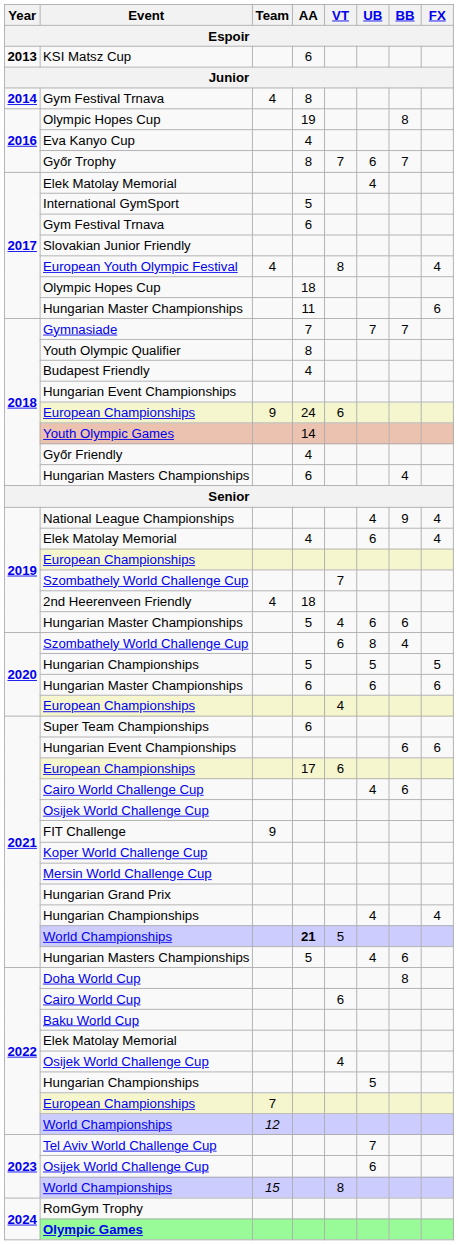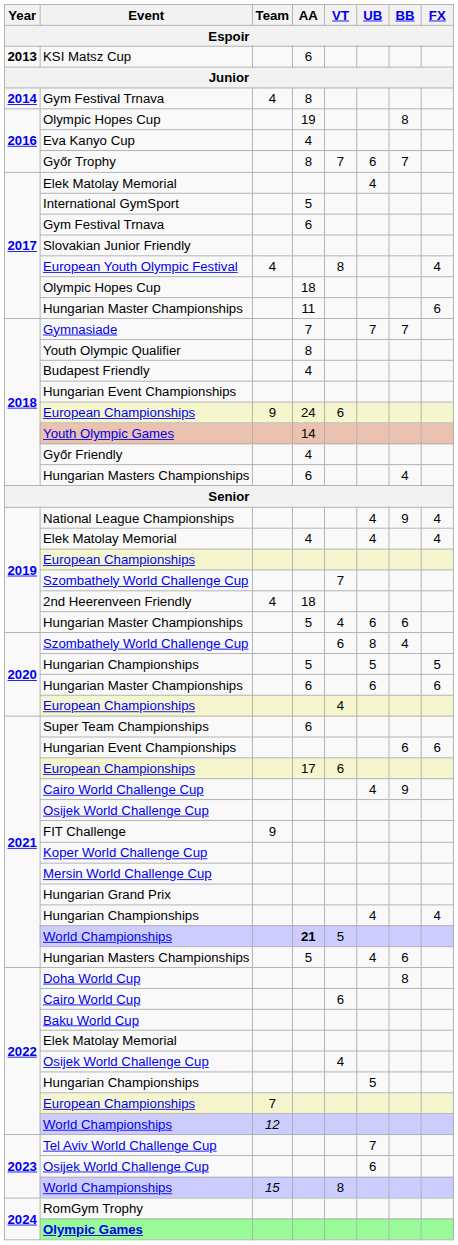(373, 538) 6 -> (373, 538) 4
(405, 790) 6 -> (405, 790) 9
